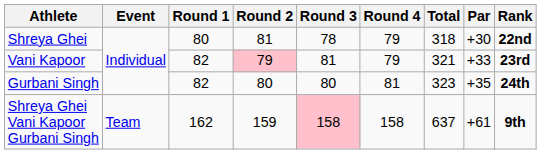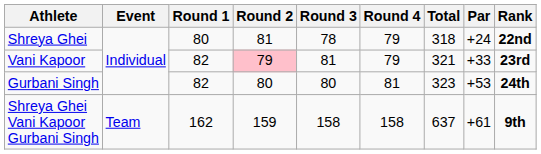(479, 39) +30 -> (479, 39) +24
(479, 84) +35 -> (479, 84) +53
(328, 122) pink background -> (328, 122) no background
